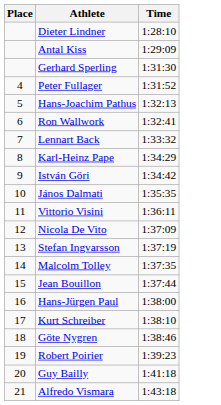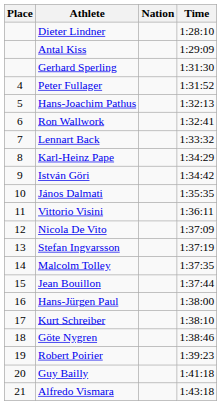+ column: (158, 13)
